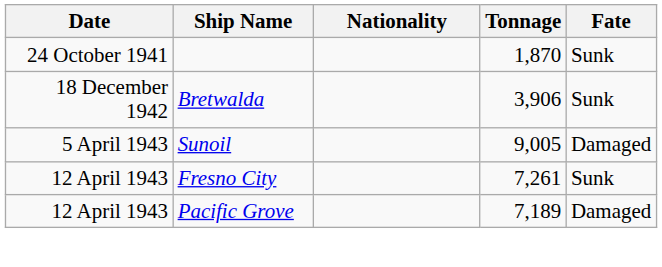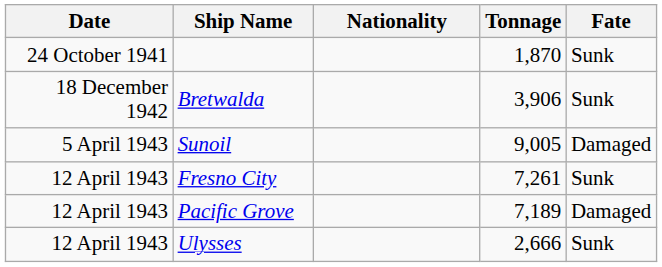+ row: (210, 244)
